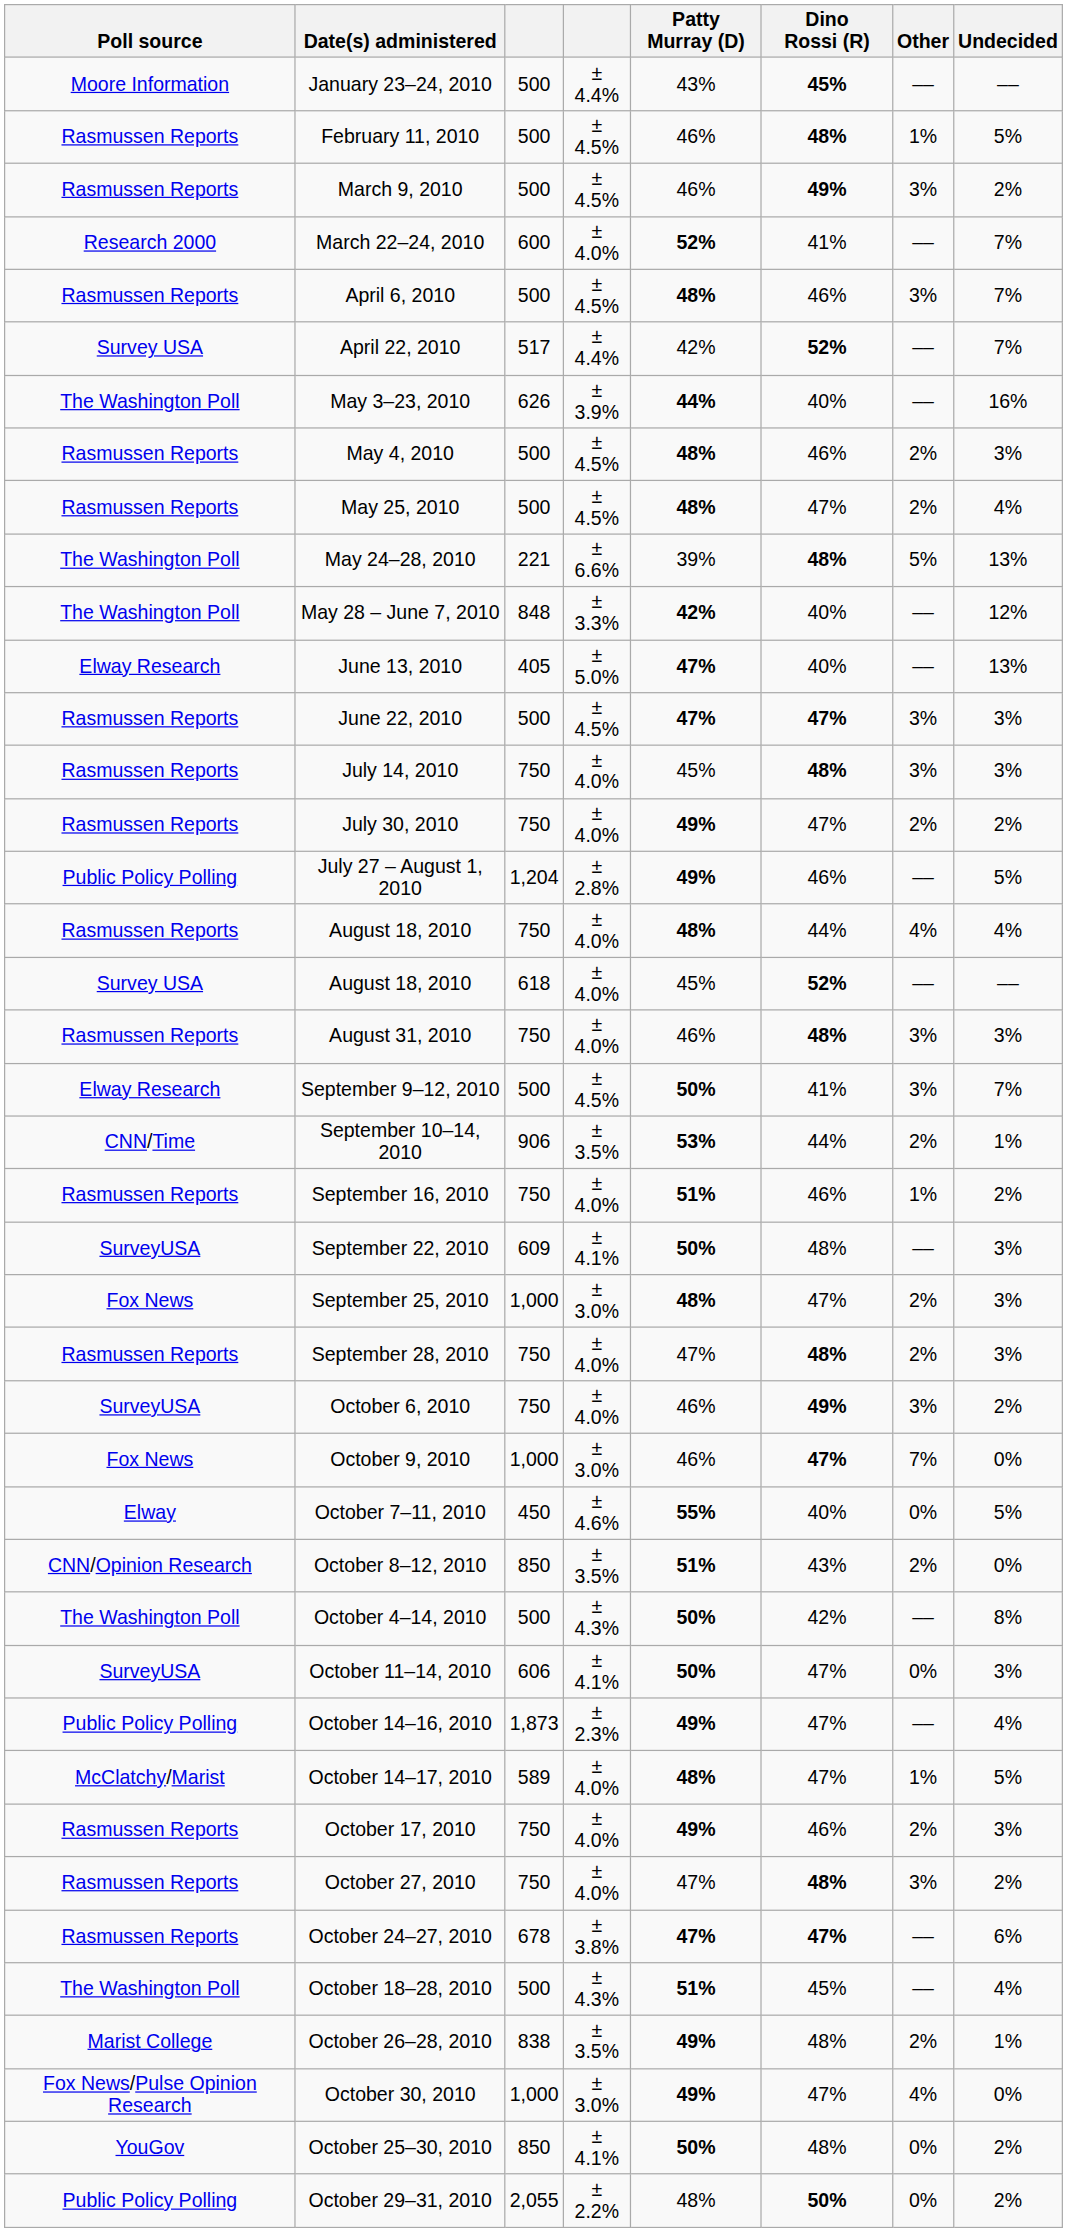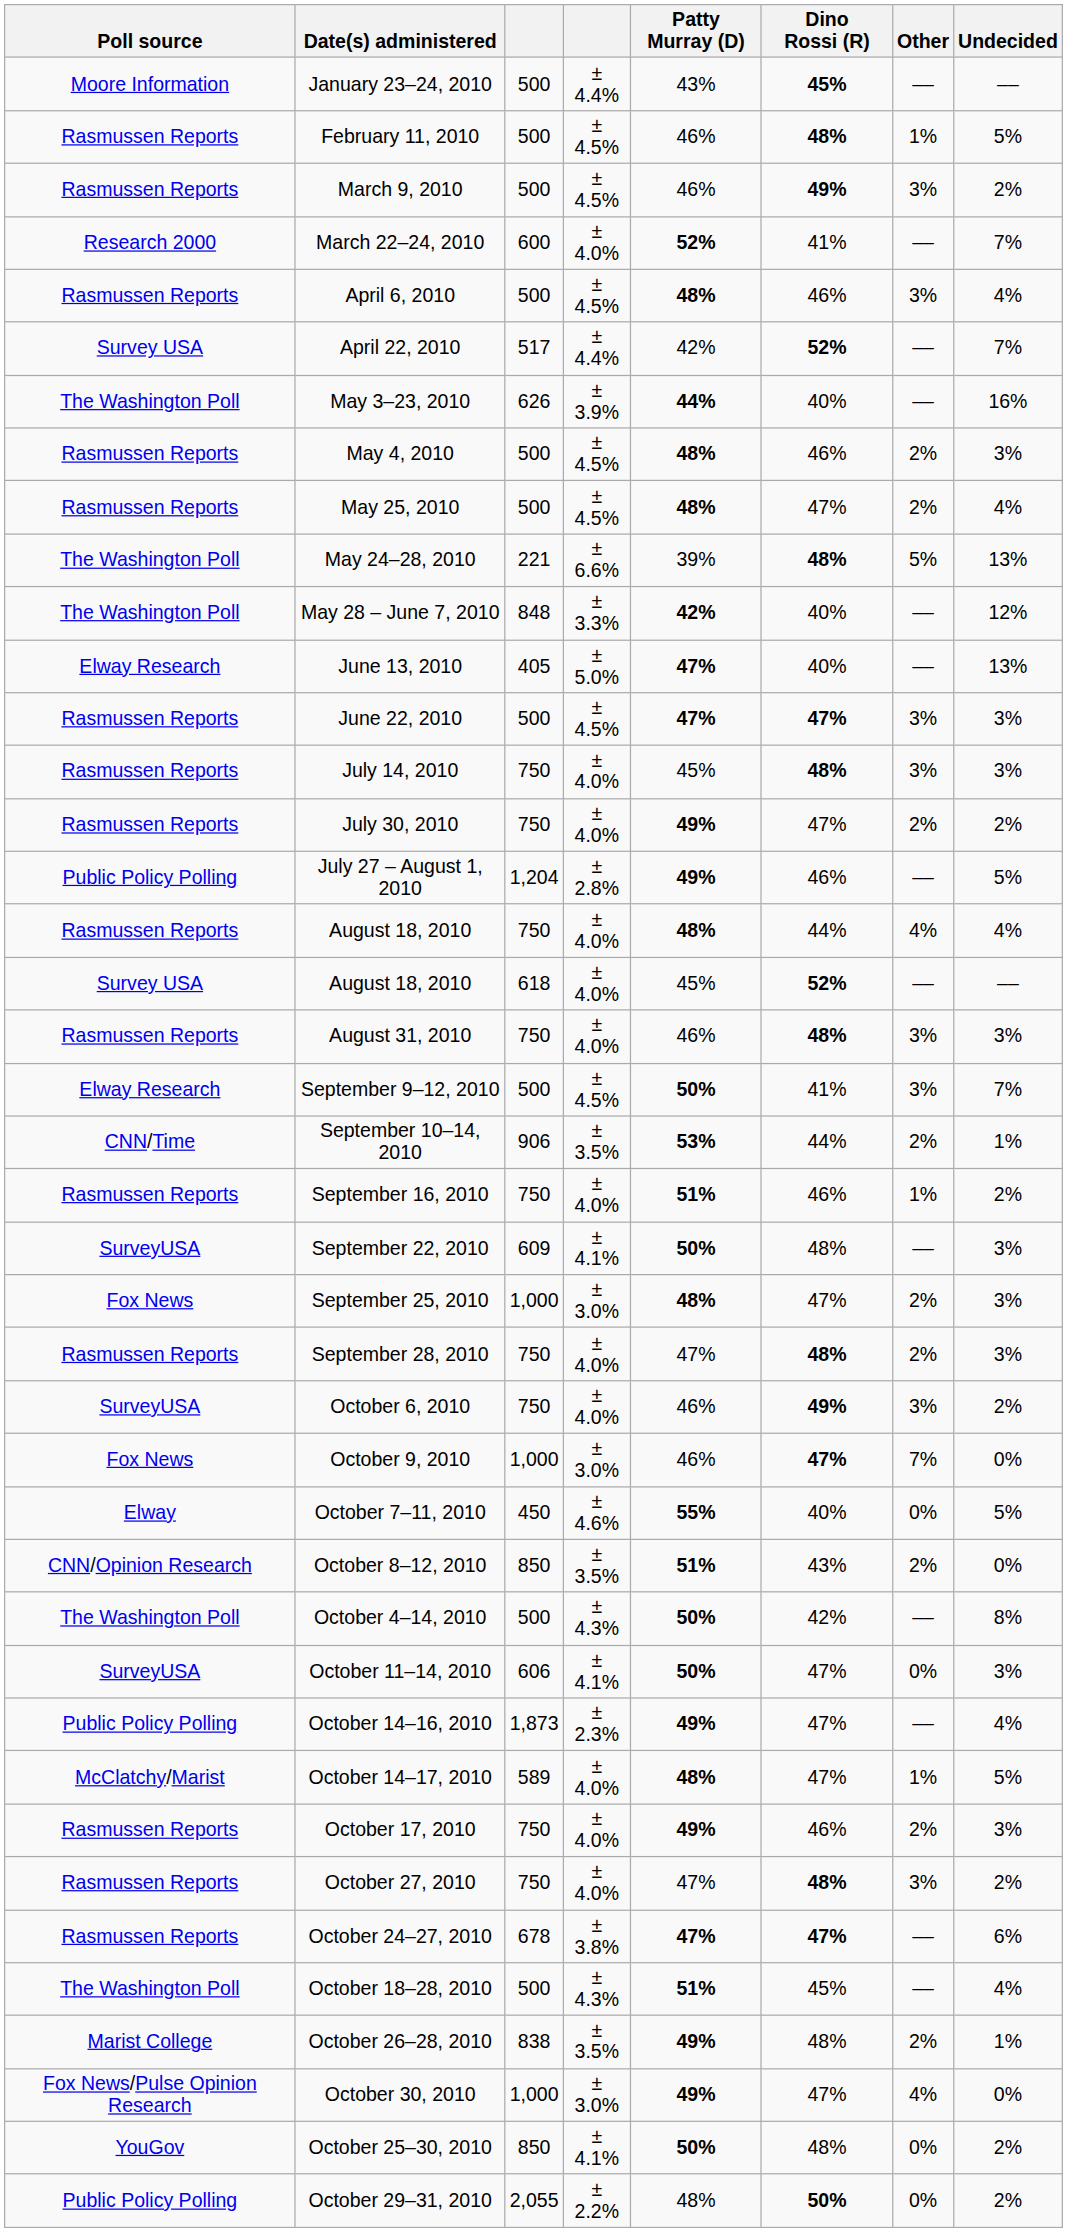(1008, 295) 7% -> (1008, 295) 4%
